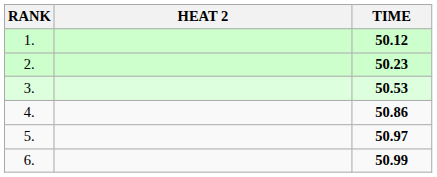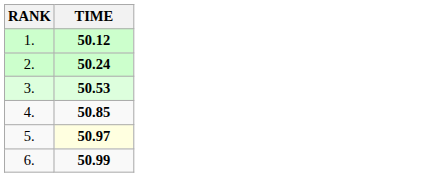- column: (203, 16)
(392, 64) 50.23 -> (94, 64) 50.24
(392, 112) 50.86 -> (94, 112) 50.85
(392, 136) no background -> (94, 136) lightyellow background
